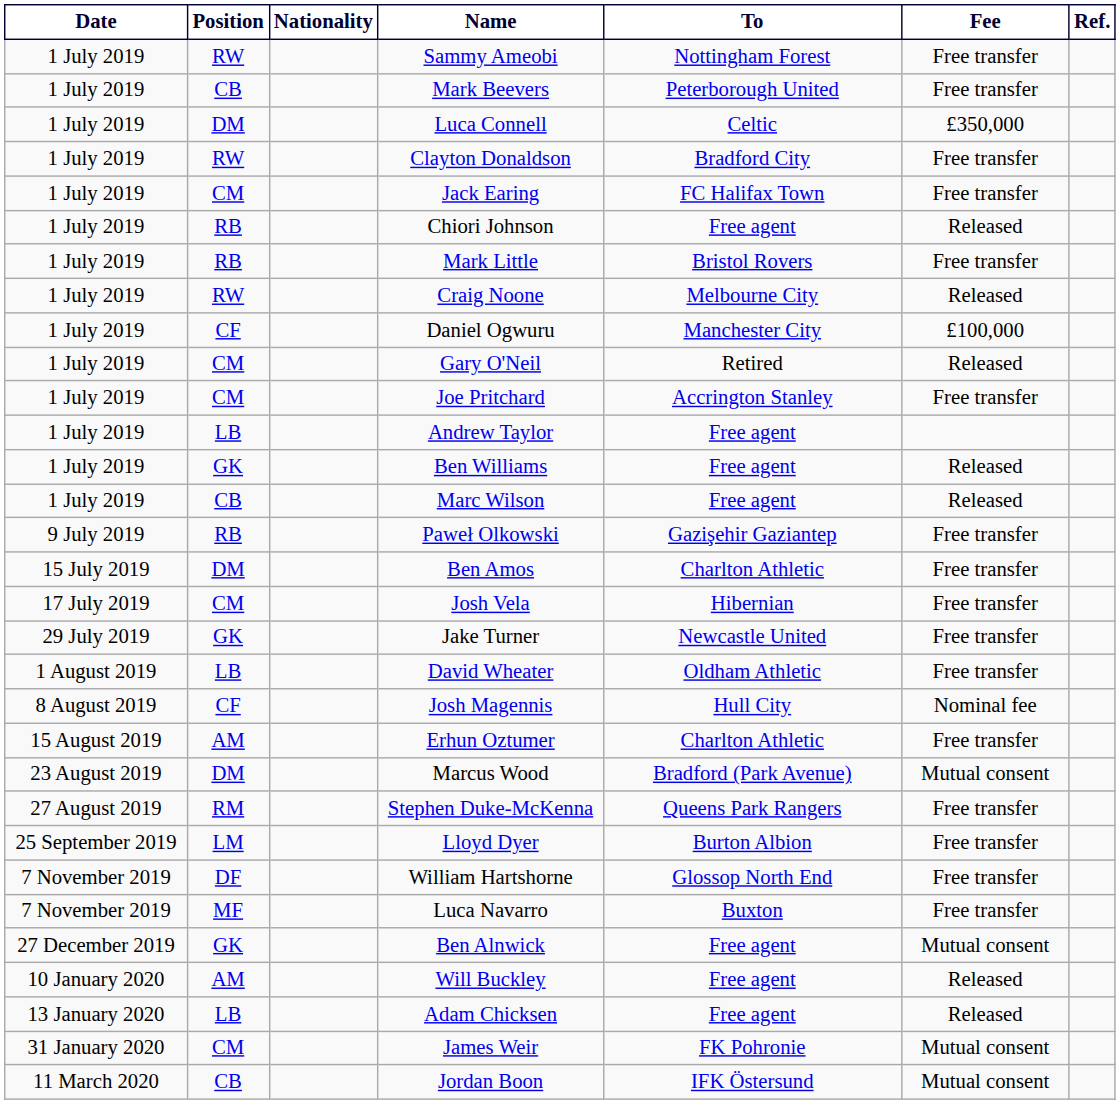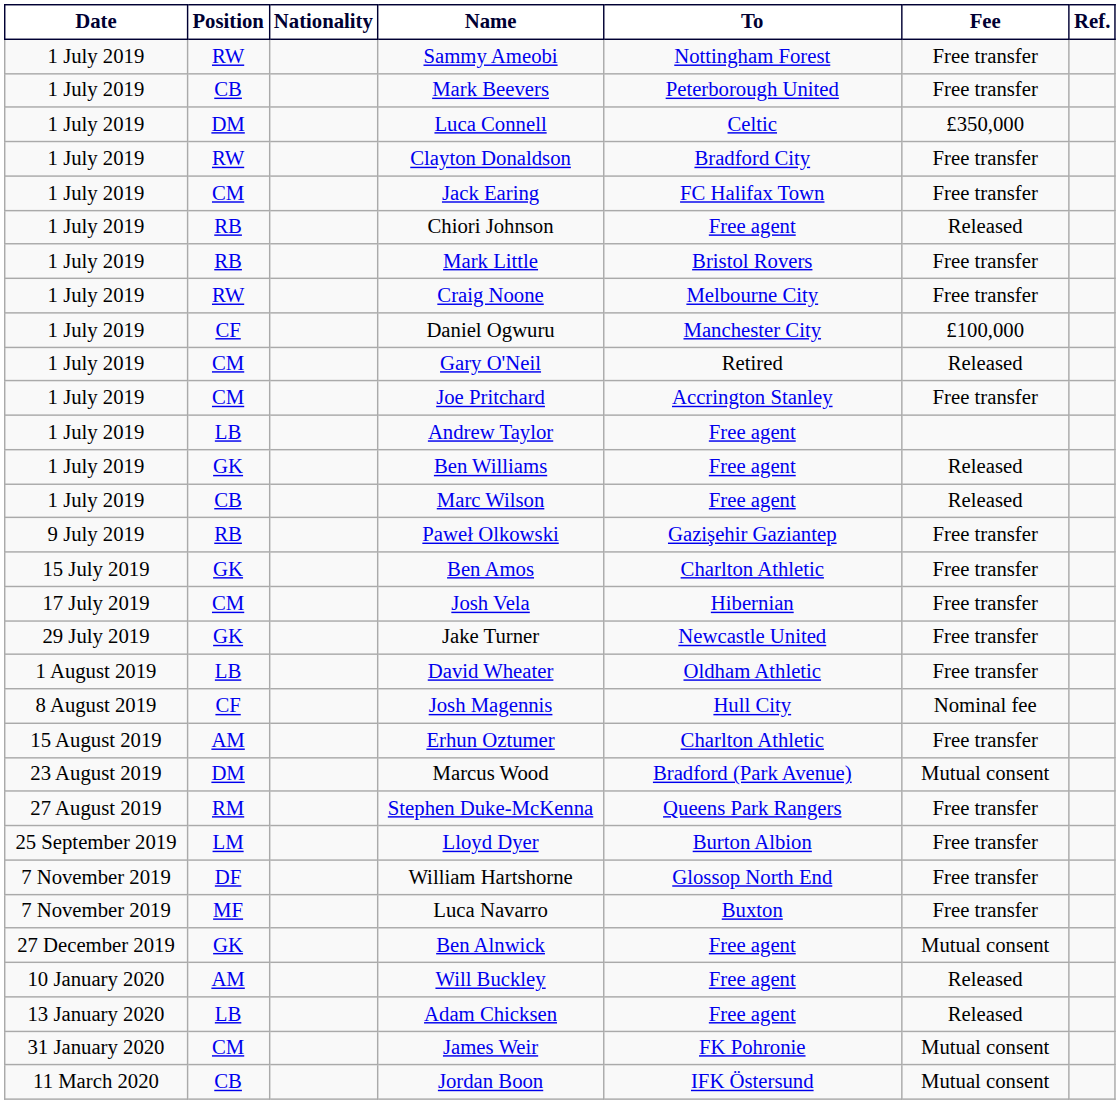(985, 295) Released -> (985, 295) Free transfer
(228, 569) DM -> (228, 569) GK
